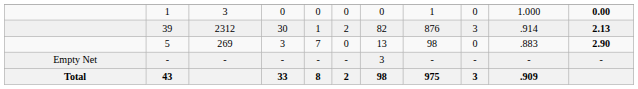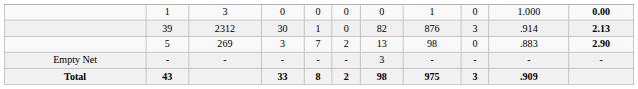(346, 28) 2 -> (346, 28) 0
(346, 44) 0 -> (346, 44) 2
